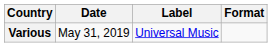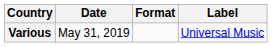columns swapped: (244, 13) <-> (177, 13)
